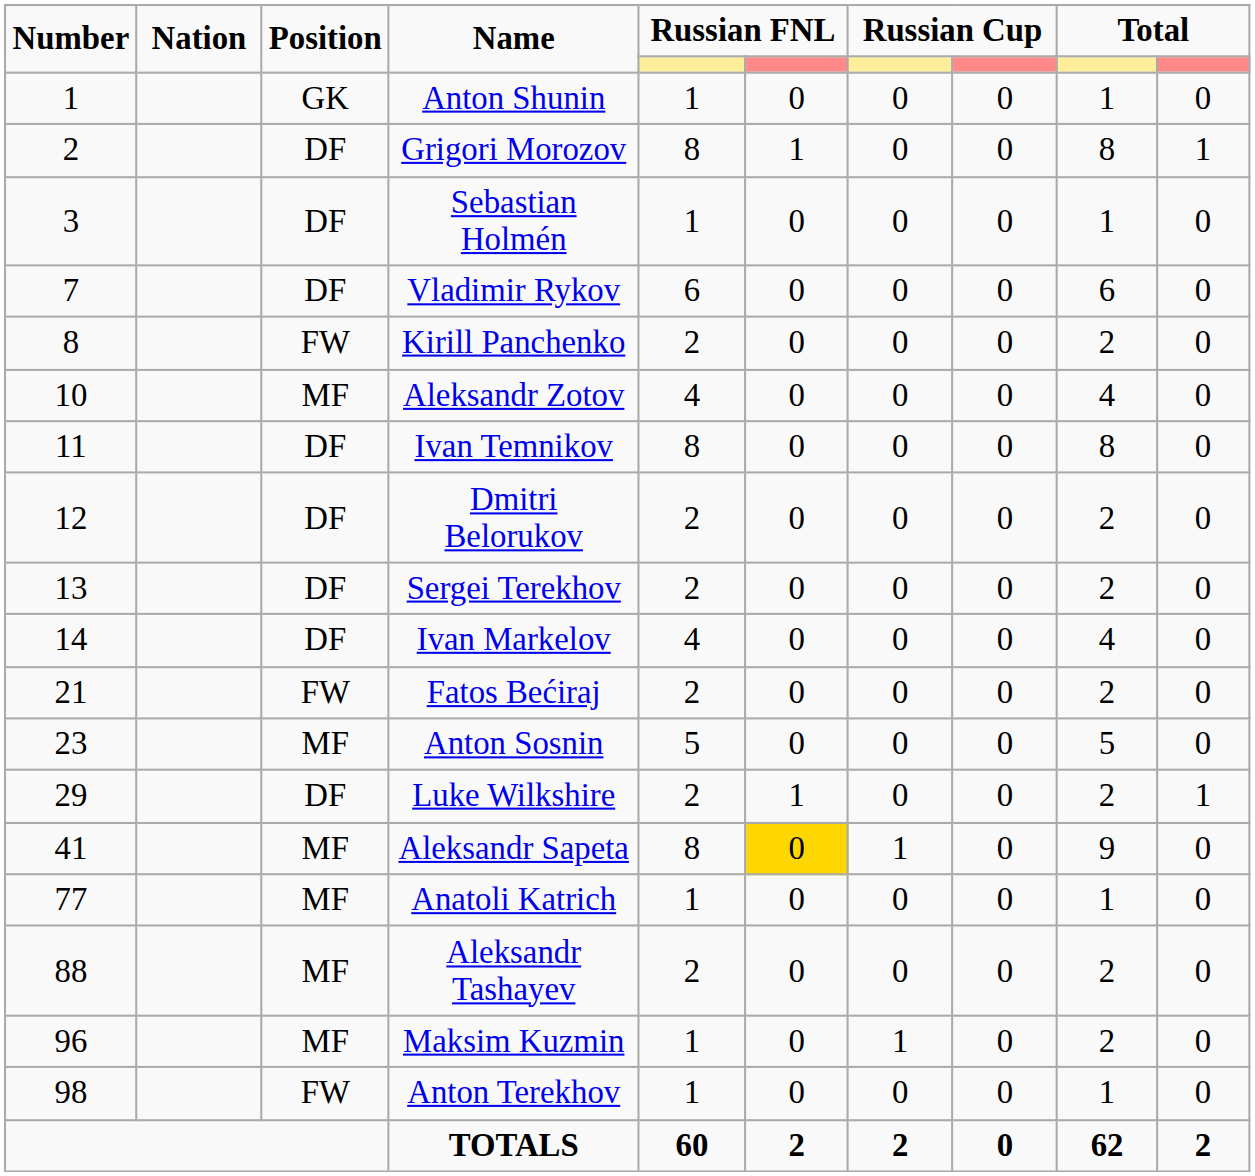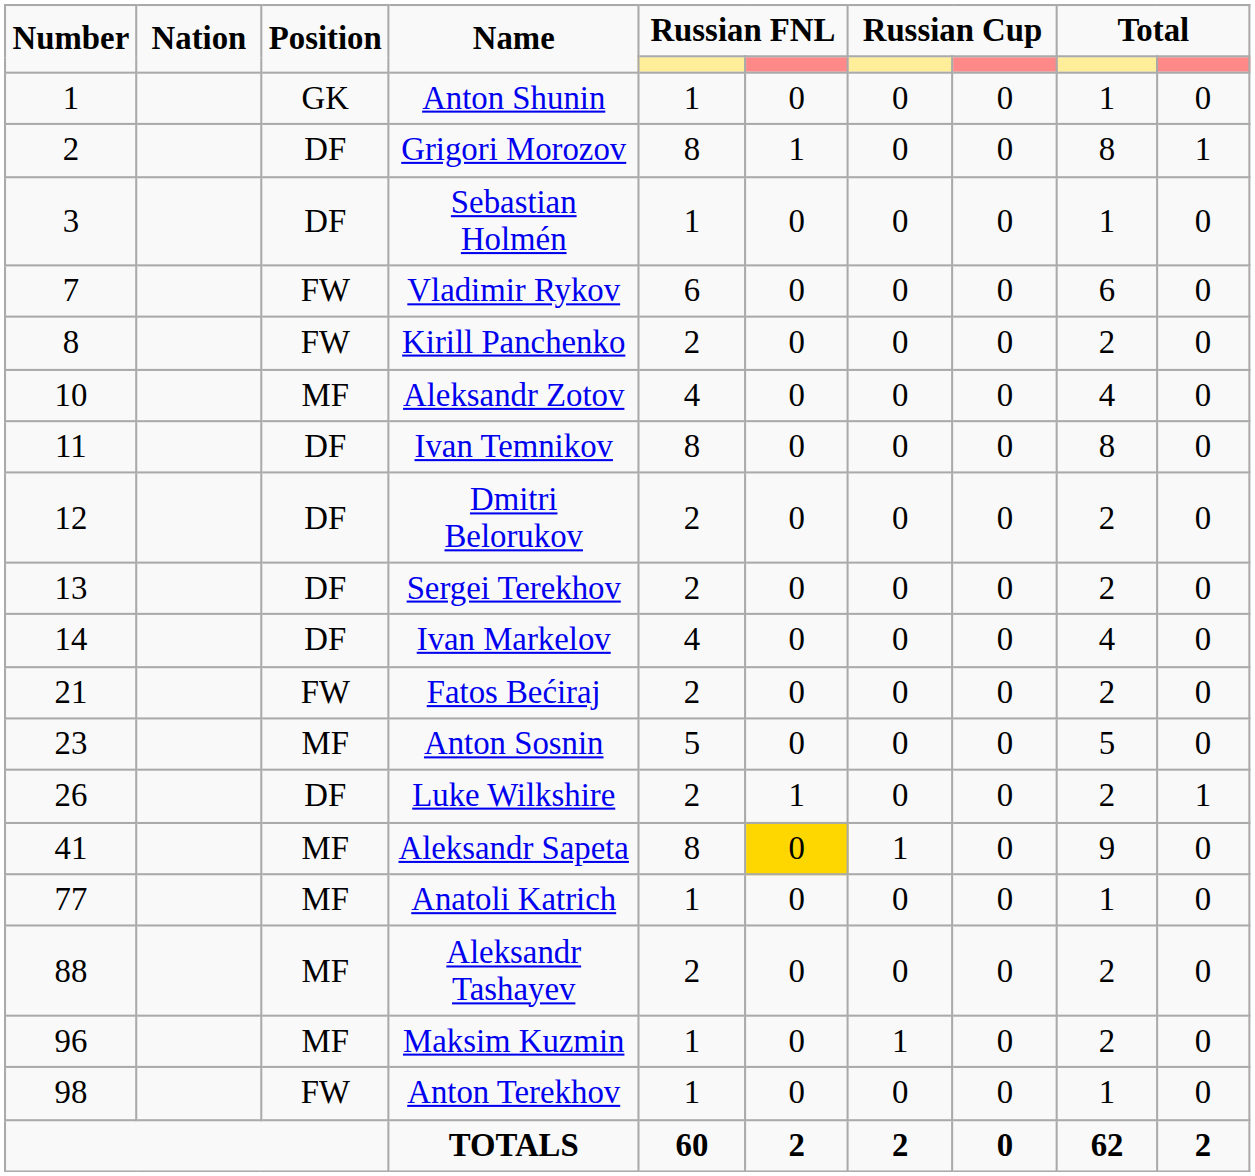(325, 290) DF -> (325, 290) FW
(71, 795) 29 -> (71, 795) 26
